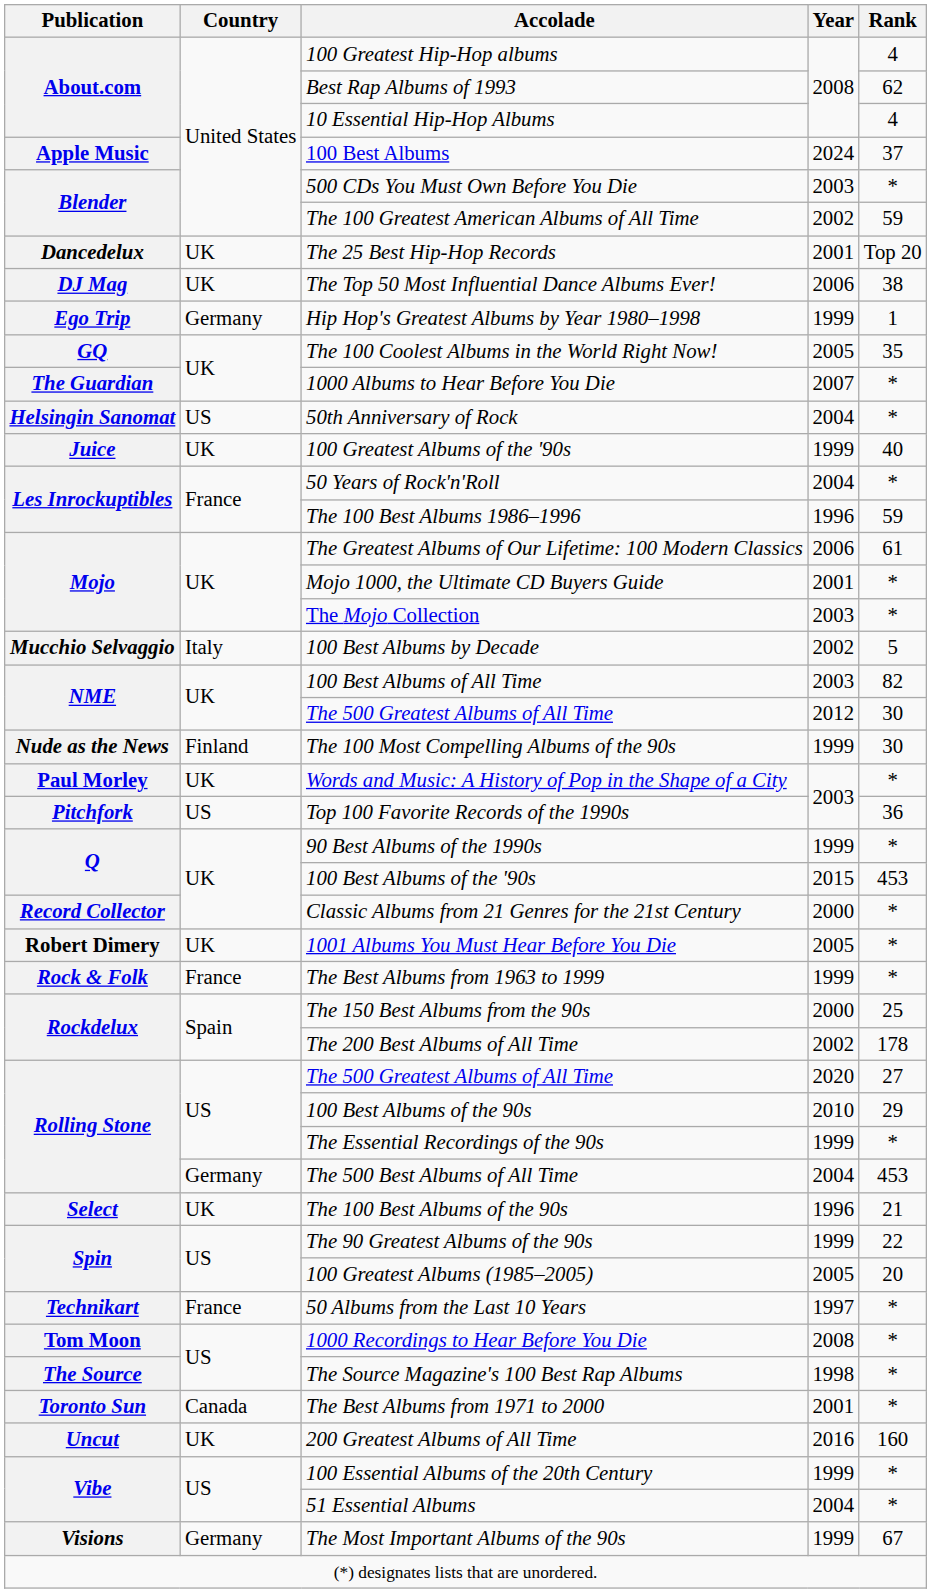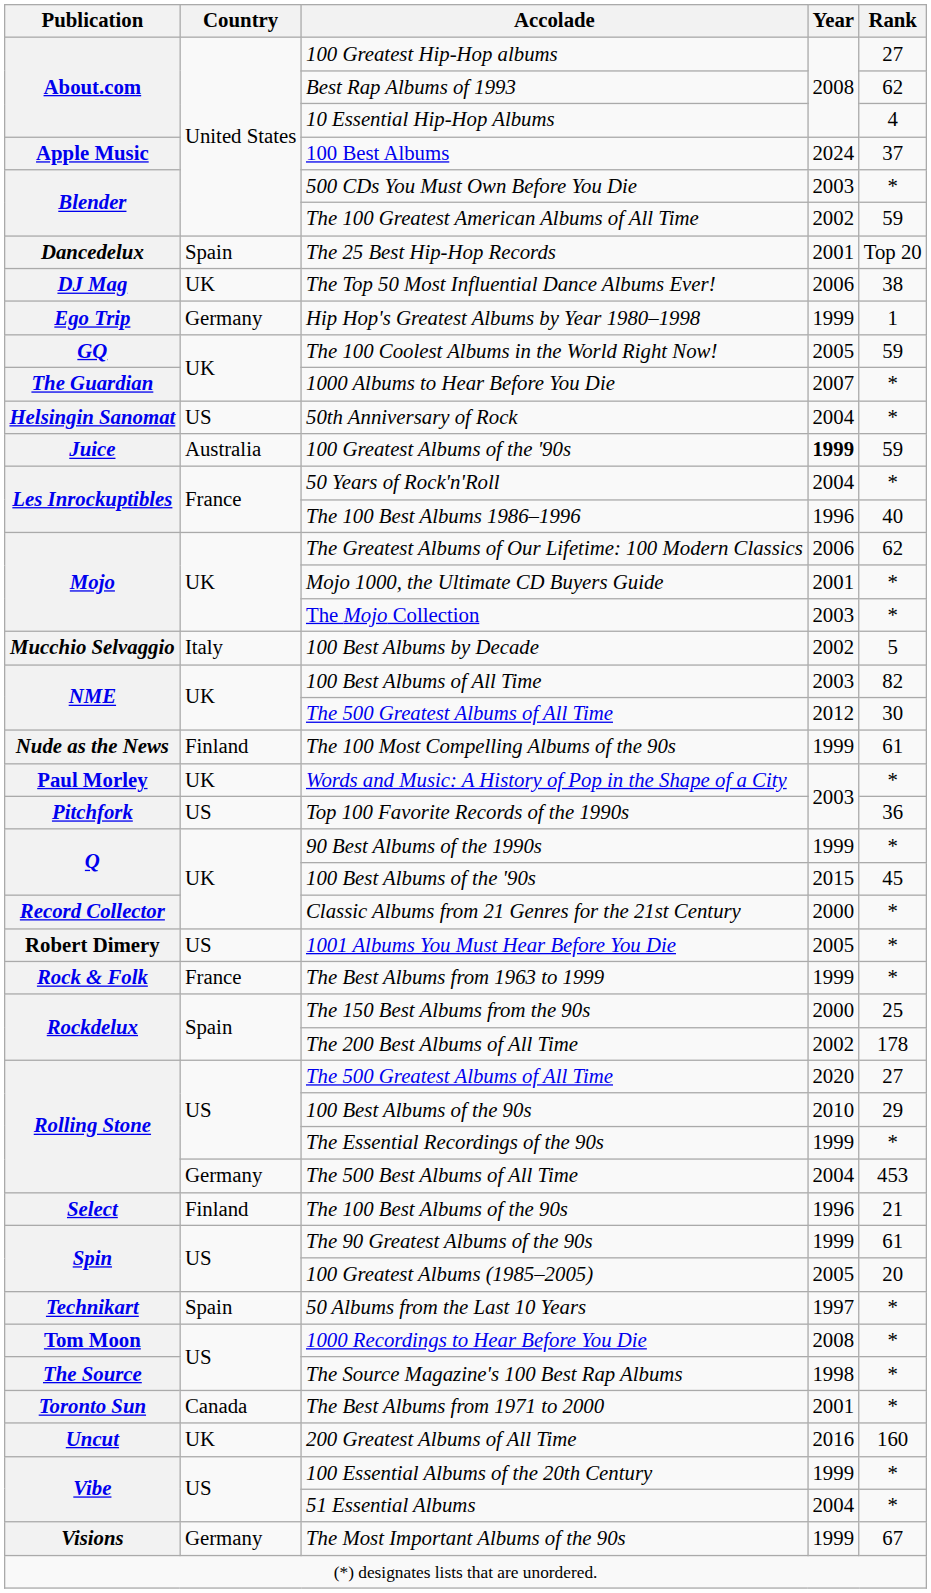(893, 53) 4 -> (893, 53) 27
(200, 251) UK -> (209, 251) Spain
(893, 350) 35 -> (893, 350) 59
(200, 449) UK -> (223, 449) Australia
(833, 449) normal -> (833, 449) bold
(893, 449) 40 -> (893, 449) 59
(893, 515) 59 -> (893, 515) 40
(893, 548) 61 -> (893, 548) 62
(893, 746) 30 -> (893, 746) 61
(893, 878) 453 -> (893, 878) 45
(200, 944) UK -> (198, 944) US
(200, 1208) UK -> (217, 1208) Finland
(893, 1241) 22 -> (893, 1241) 61
(213, 1307) France -> (209, 1307) Spain
